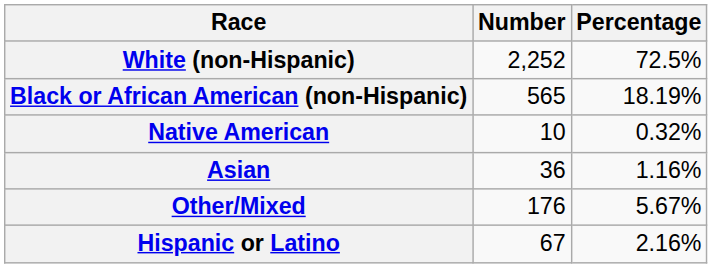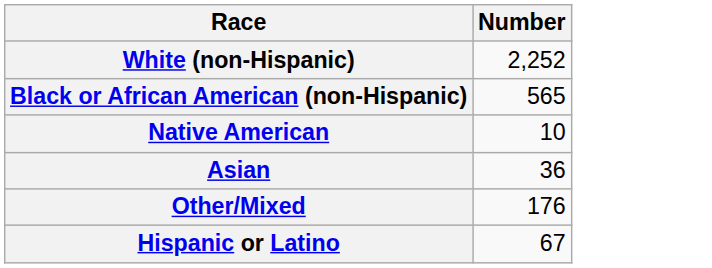- column: (639, 22)
